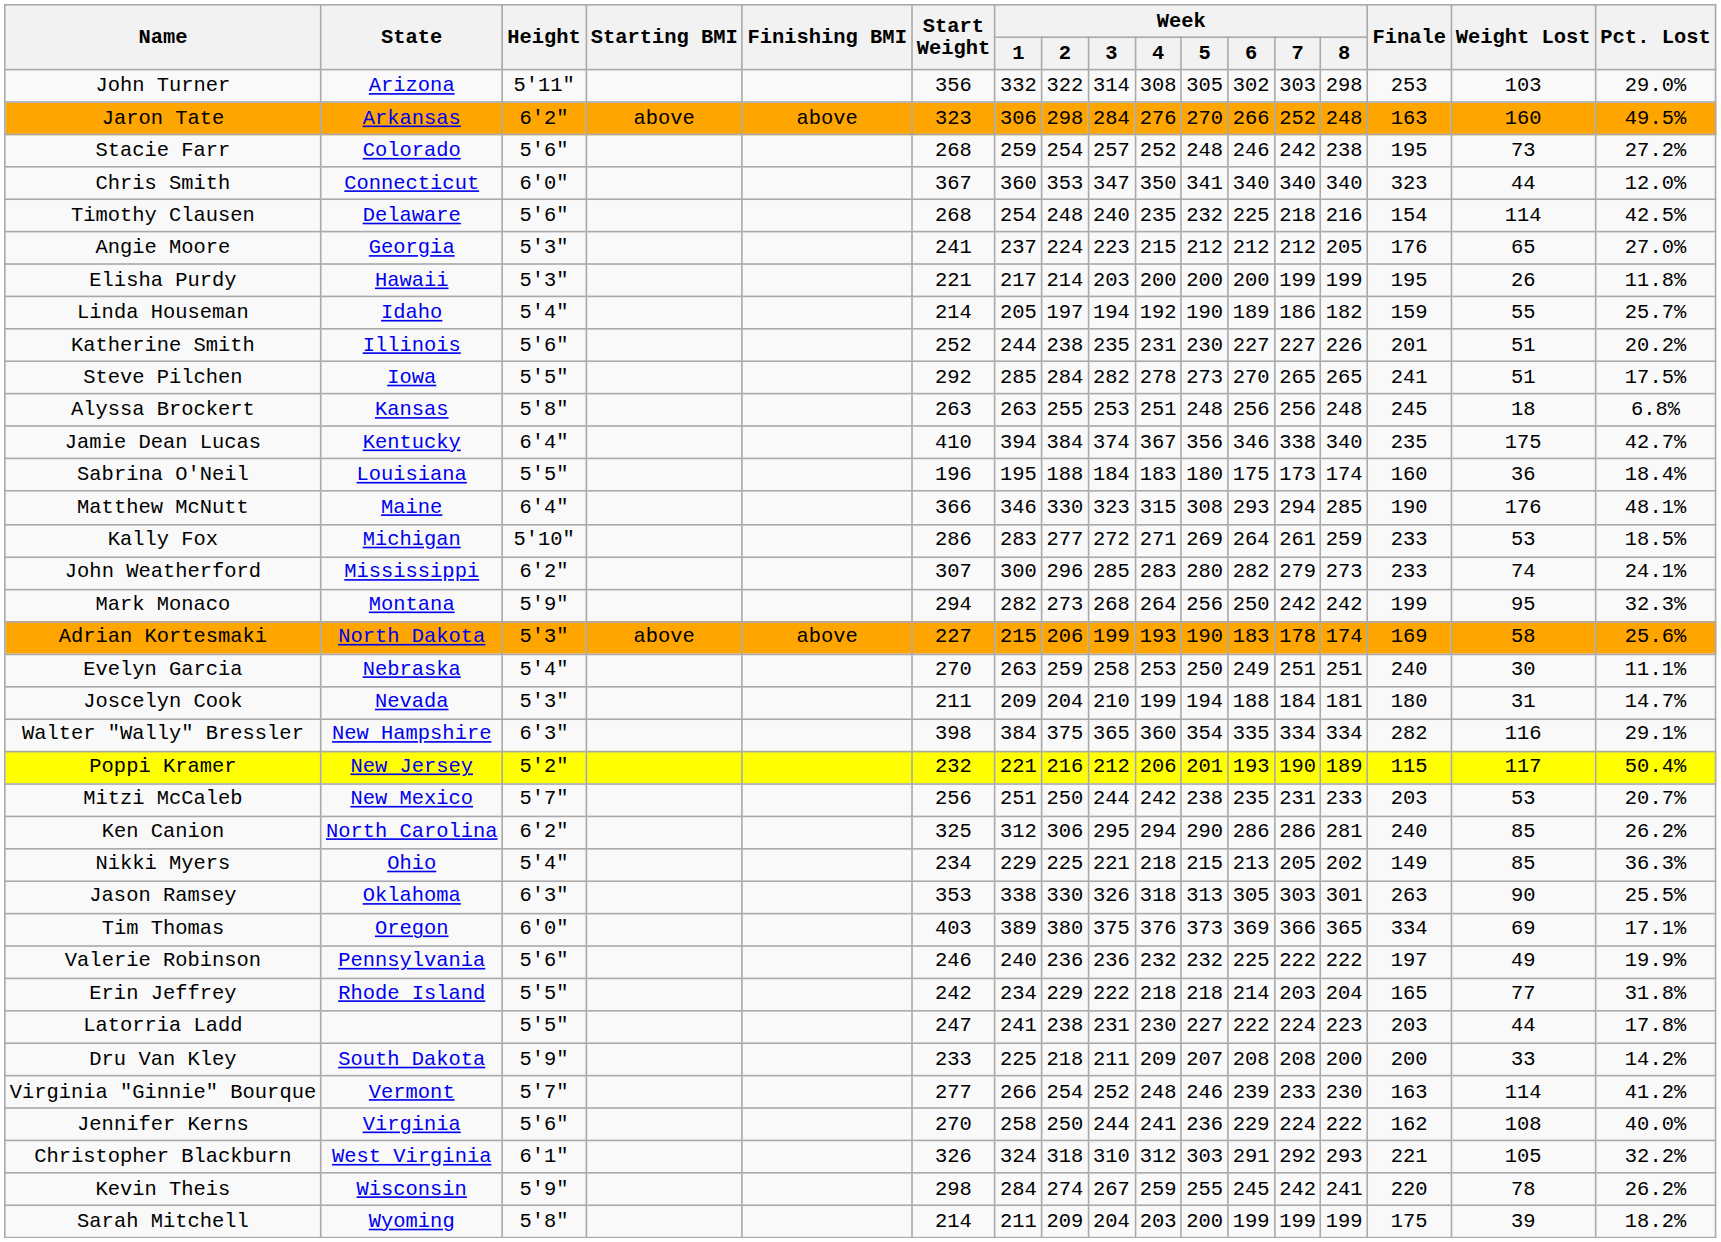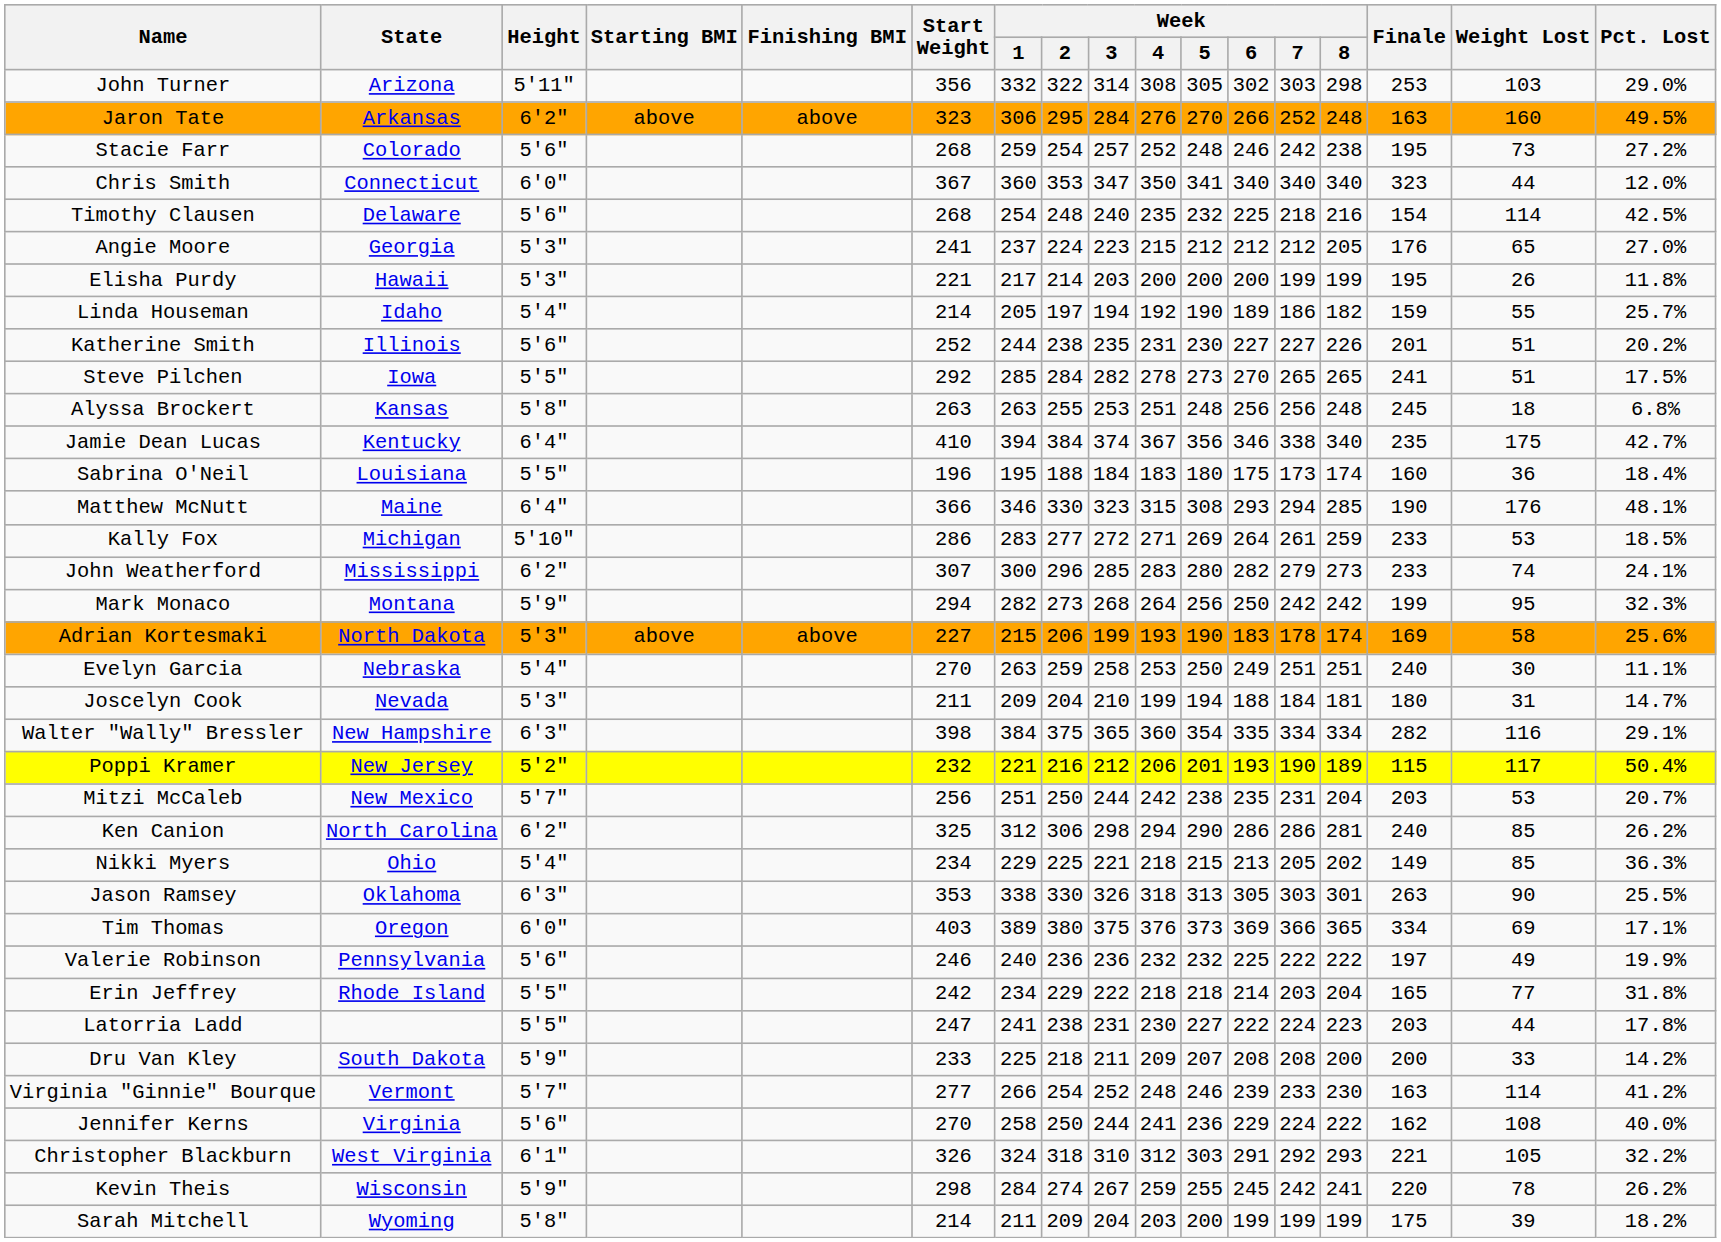(1065, 118) 298 -> (1065, 118) 295
(1344, 799) 233 -> (1344, 799) 204
(1111, 832) 295 -> (1111, 832) 298
